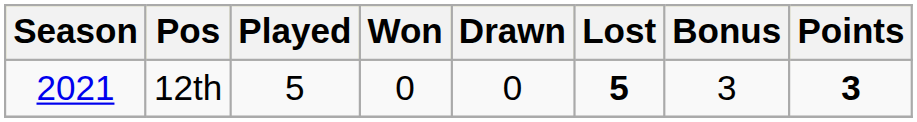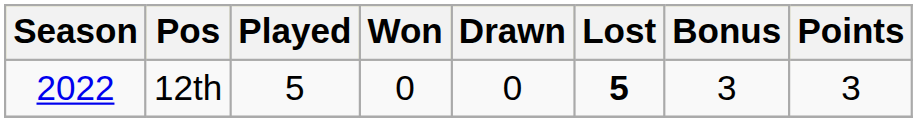(75, 87) 2021 -> (75, 87) 2022
(851, 87) bold -> (851, 87) normal
